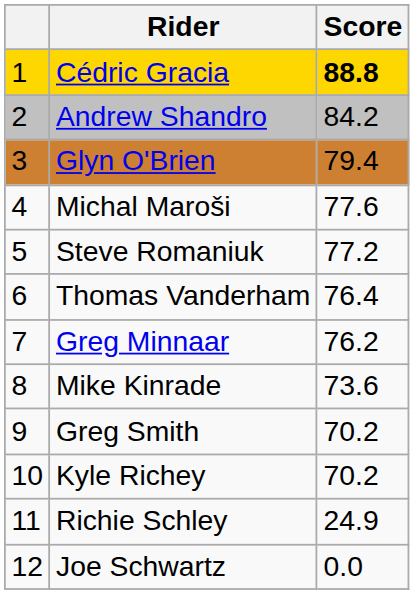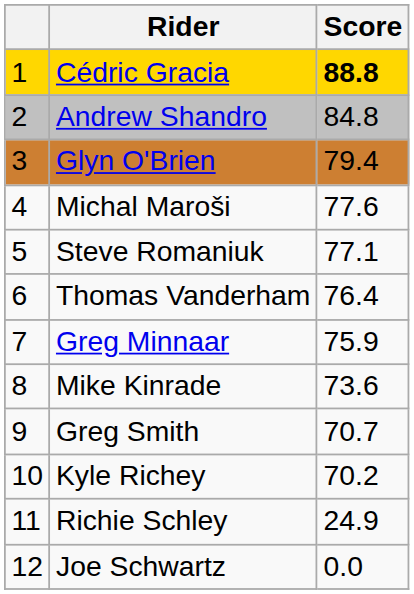(351, 116) 84.2 -> (351, 116) 84.8
(351, 251) 77.2 -> (351, 251) 77.1
(351, 341) 76.2 -> (351, 341) 75.9
(351, 431) 70.2 -> (351, 431) 70.7
